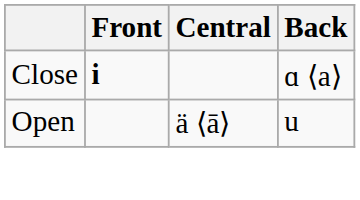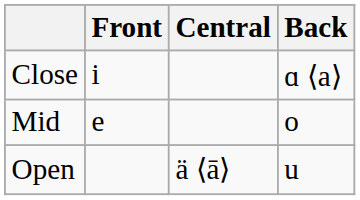(95, 74) bold -> (95, 74) normal
+ row: (36, 121)
